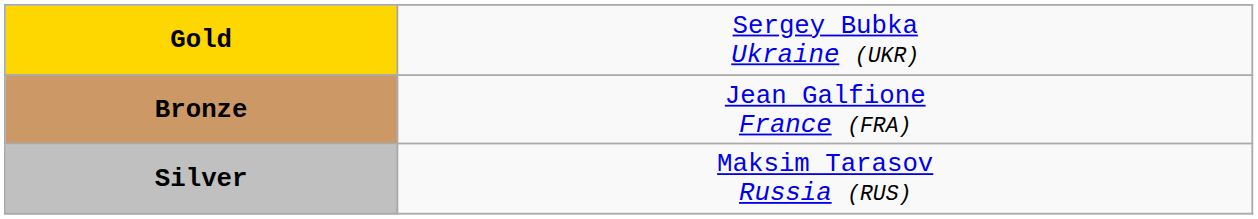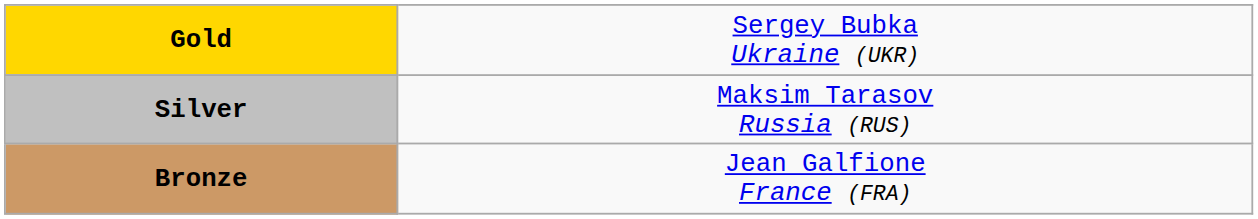rows swapped: (201, 179) <-> (201, 110)
